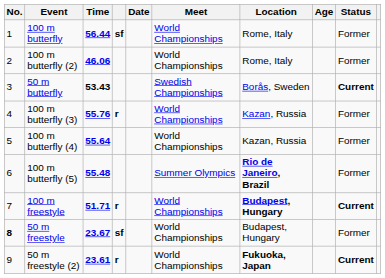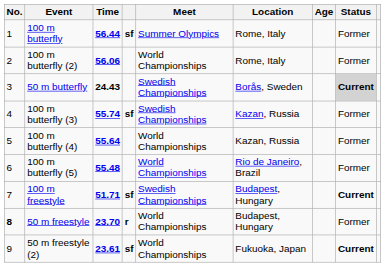- column: (139, 12)
(188, 33) World Championships -> (179, 33) Summer Olympics
(98, 60) 46.06 -> (108, 60) 56.06
(98, 87) 53.43 -> (108, 87) 24.43
(356, 87) no background -> (356, 87) lightgrey background
(98, 114) 55.76 -> (108, 114) 55.74
(117, 114) r -> (129, 114) sf
(188, 114) World Championships -> (172, 114) Swedish Championships
(195, 173) Summer Olympics -> (172, 168) World Championships
(261, 173) bold -> (269, 168) normal
(117, 206) r -> (129, 195) sf
(188, 206) World Championships -> (172, 195) Swedish Championships
(266, 206) bold -> (258, 195) normal
(98, 233) 23.67 -> (108, 221) 23.70
(119, 233) sf -> (127, 221) r
(117, 259) r -> (129, 248) sf
(264, 259) bold -> (271, 248) normal
